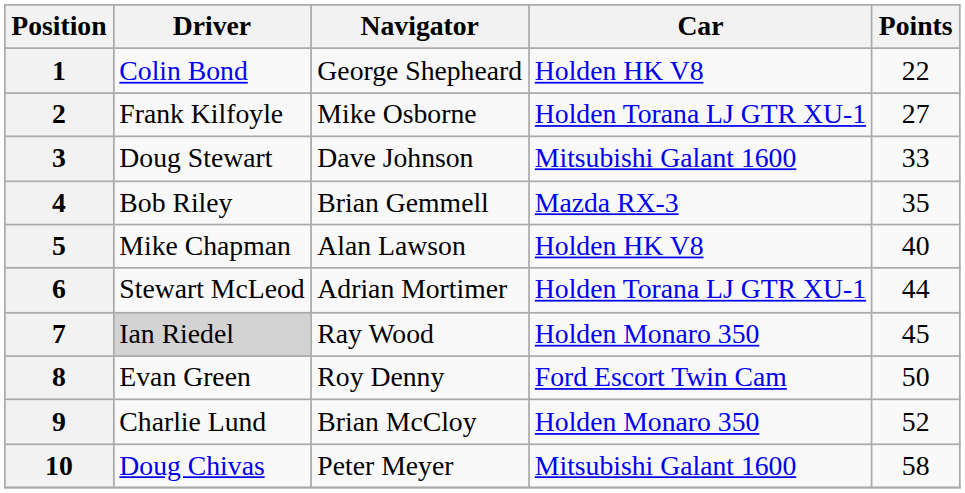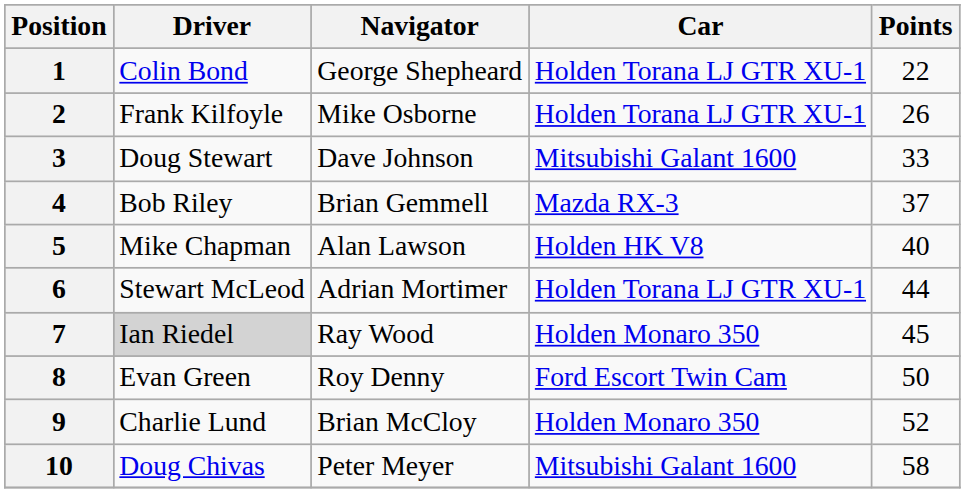(619, 70) Holden HK V8 -> (700, 70) Holden Torana LJ GTR XU-1
(916, 114) 27 -> (916, 114) 26
(916, 202) 35 -> (916, 202) 37
